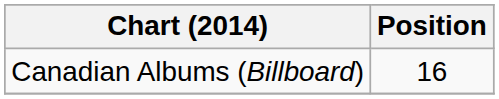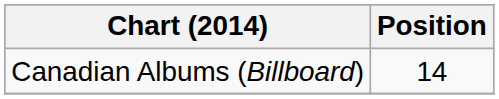(432, 70) 16 -> (432, 70) 14
